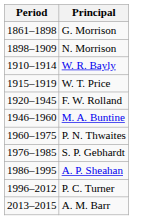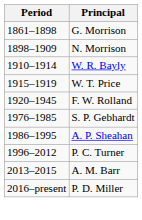- row: (93, 118)
- row: (94, 135)
+ row: (97, 188)
